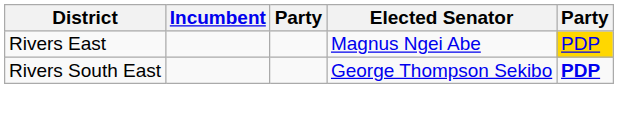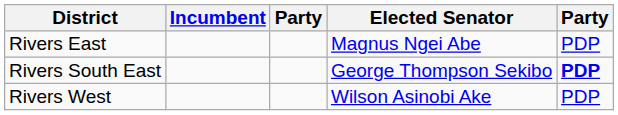(581, 44) gold background -> (581, 44) no background
+ row: (60, 96)
